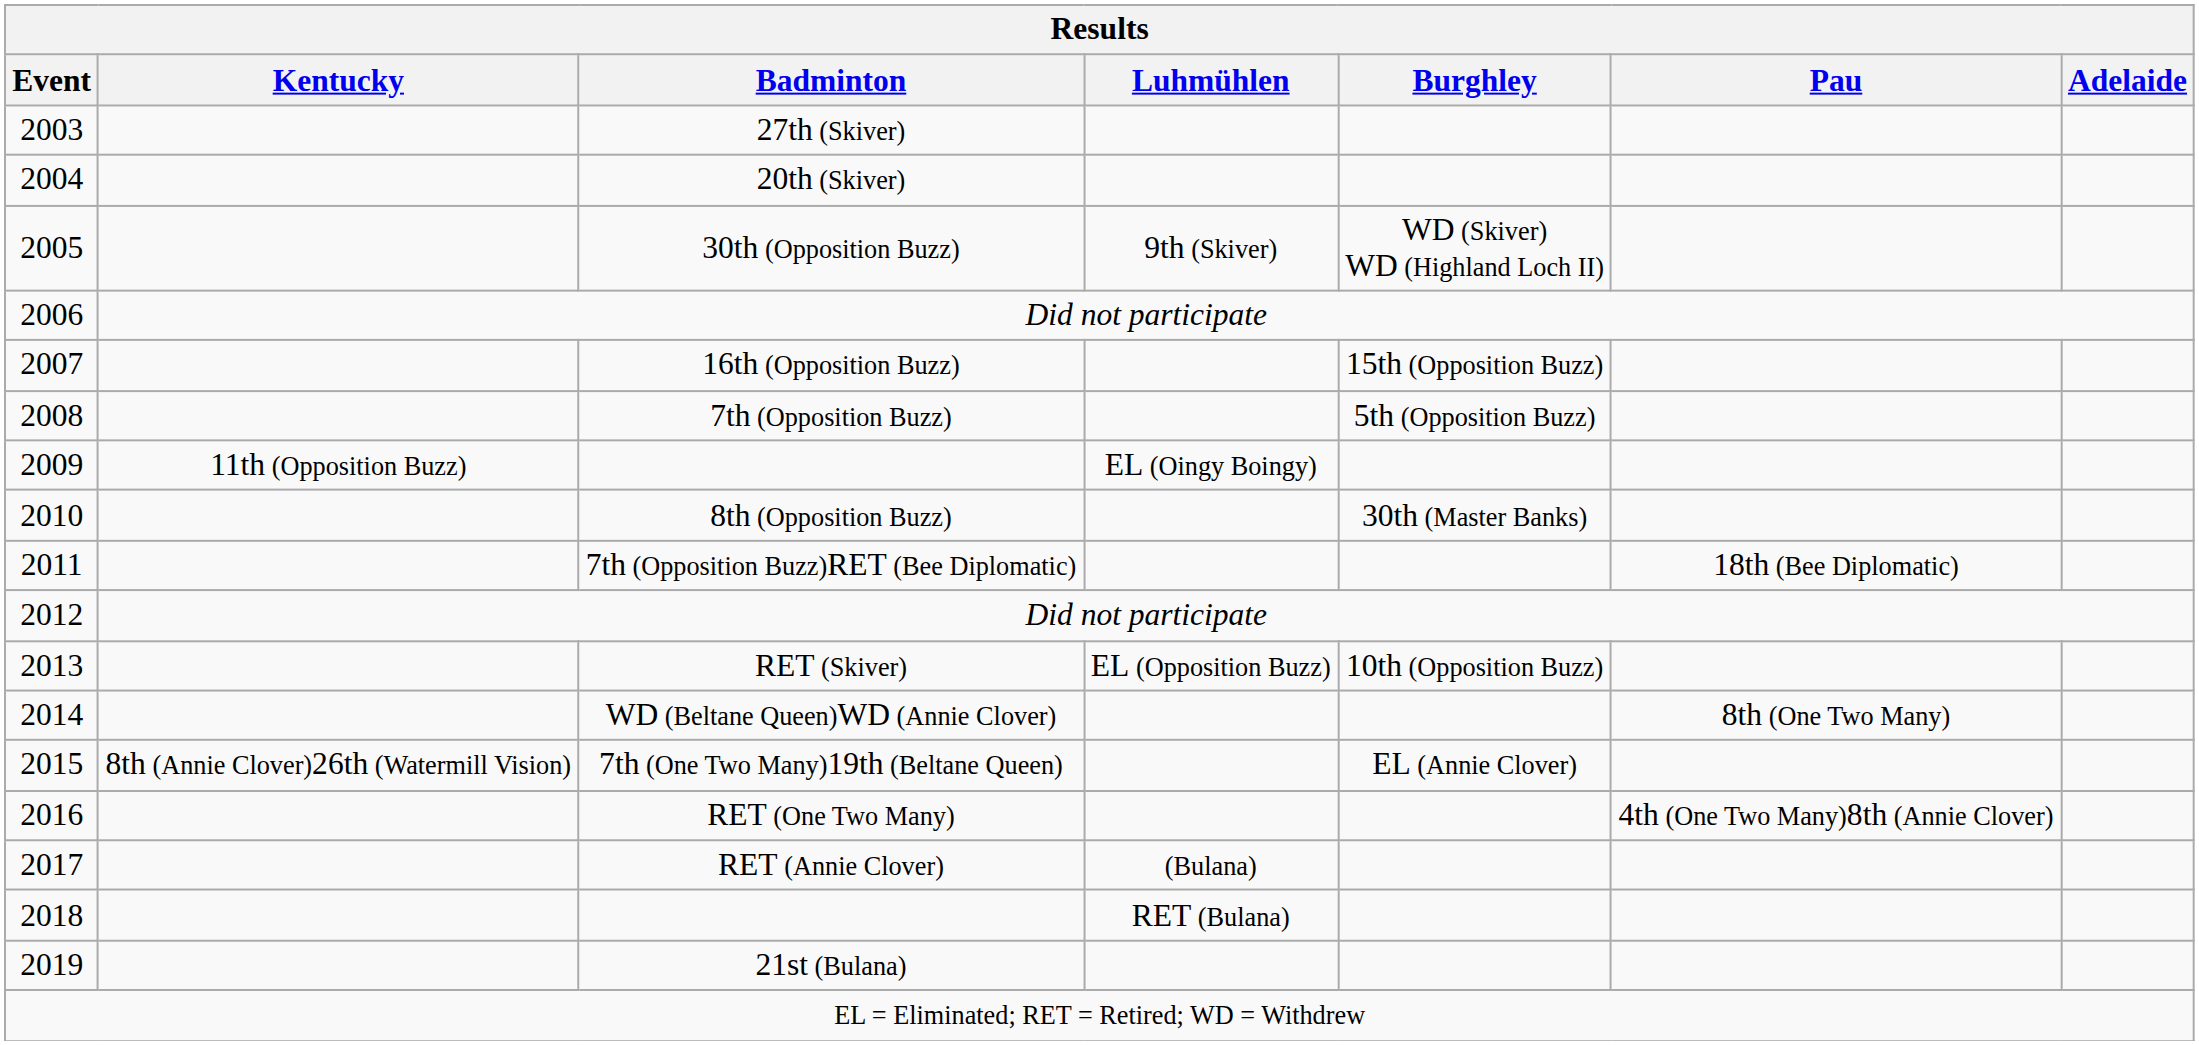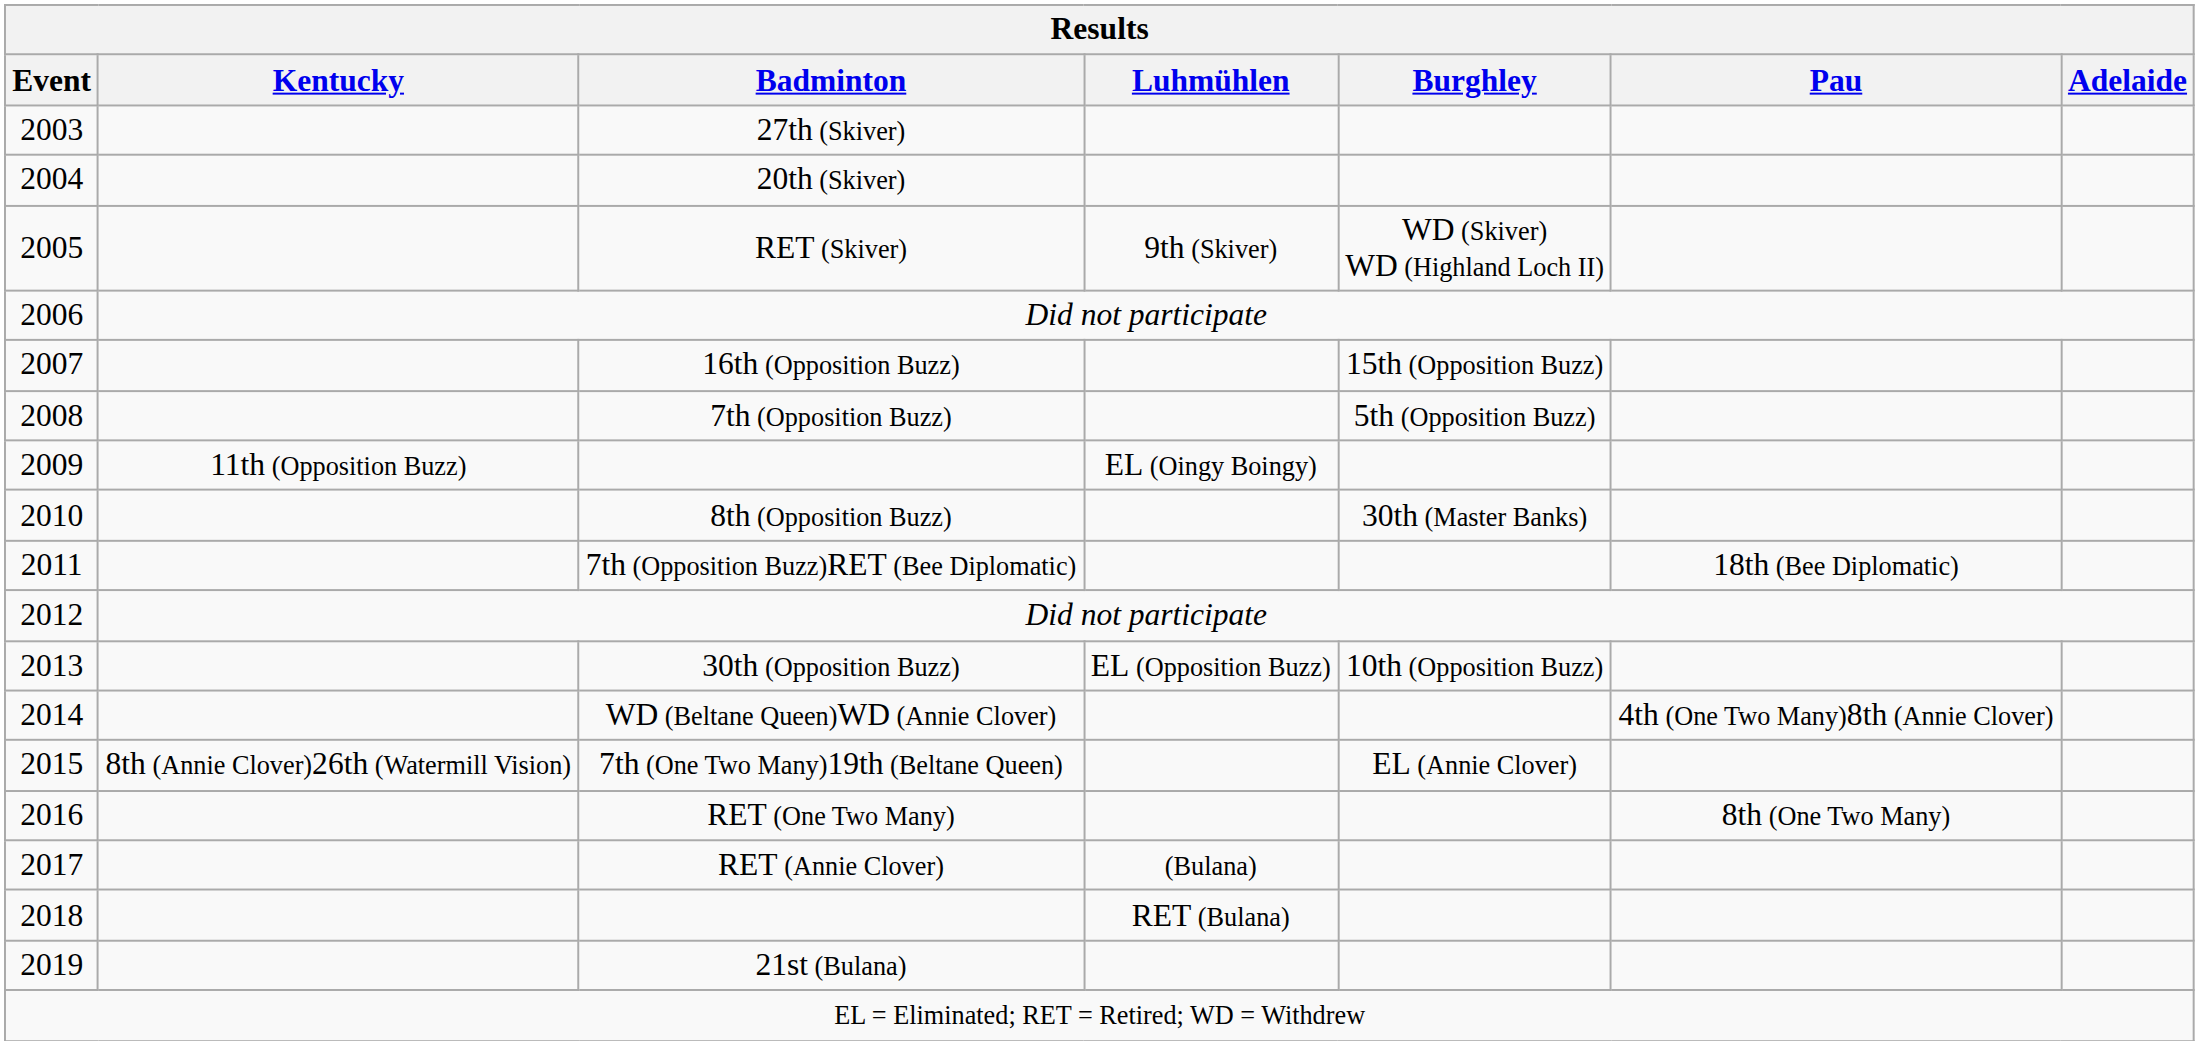(831, 247) 30th (Opposition Buzz) -> (831, 247) RET (Skiver)
(831, 664) RET (Skiver) -> (831, 664) 30th (Opposition Buzz)
(1836, 714) 8th (One Two Many) -> (1836, 714) 4th (One Two Many)8th (Annie Clover)
(1836, 814) 4th (One Two Many)8th (Annie Clover) -> (1836, 814) 8th (One Two Many)
